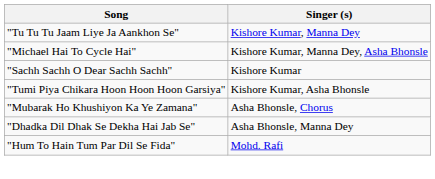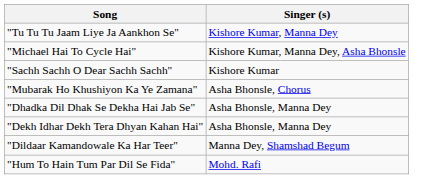- row: (116, 89)
+ row: (105, 126)
+ row: (92, 145)
